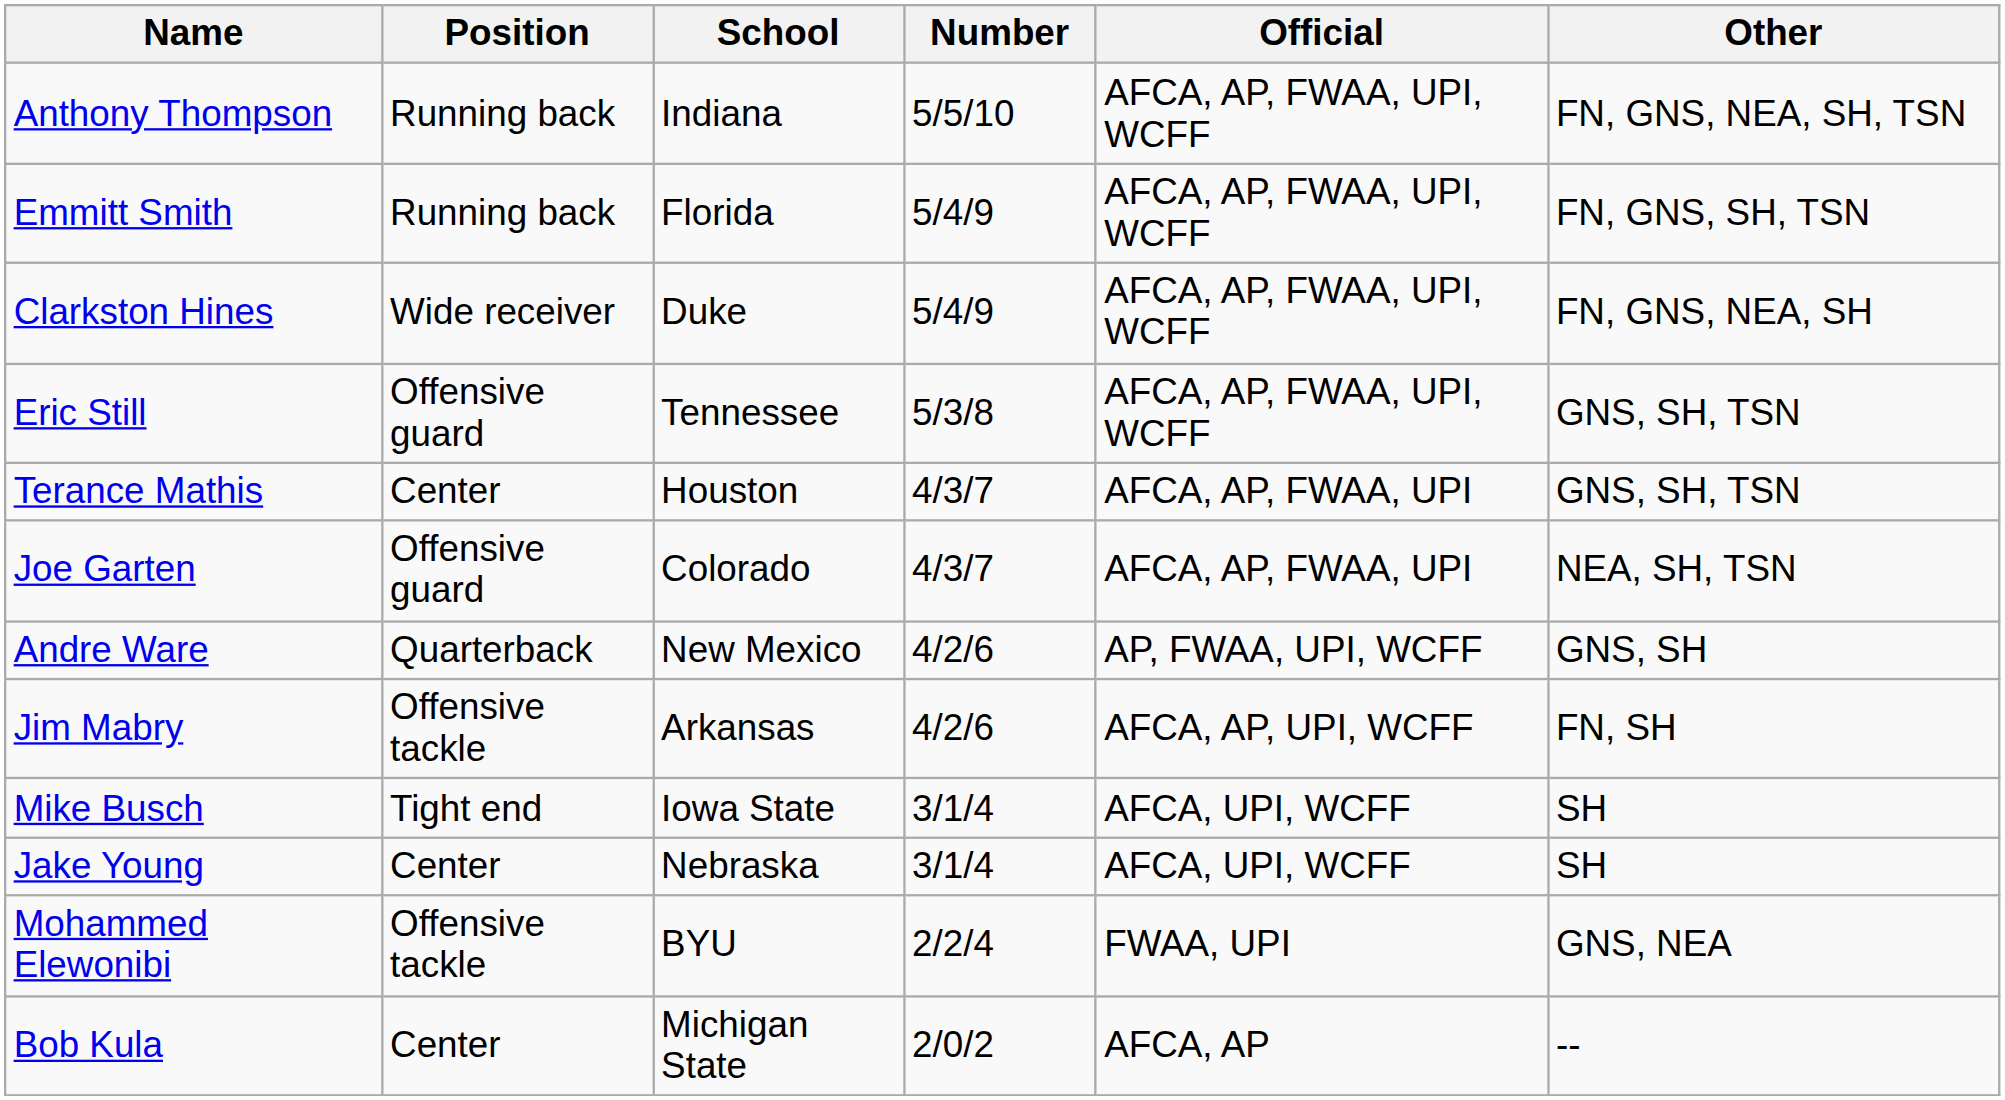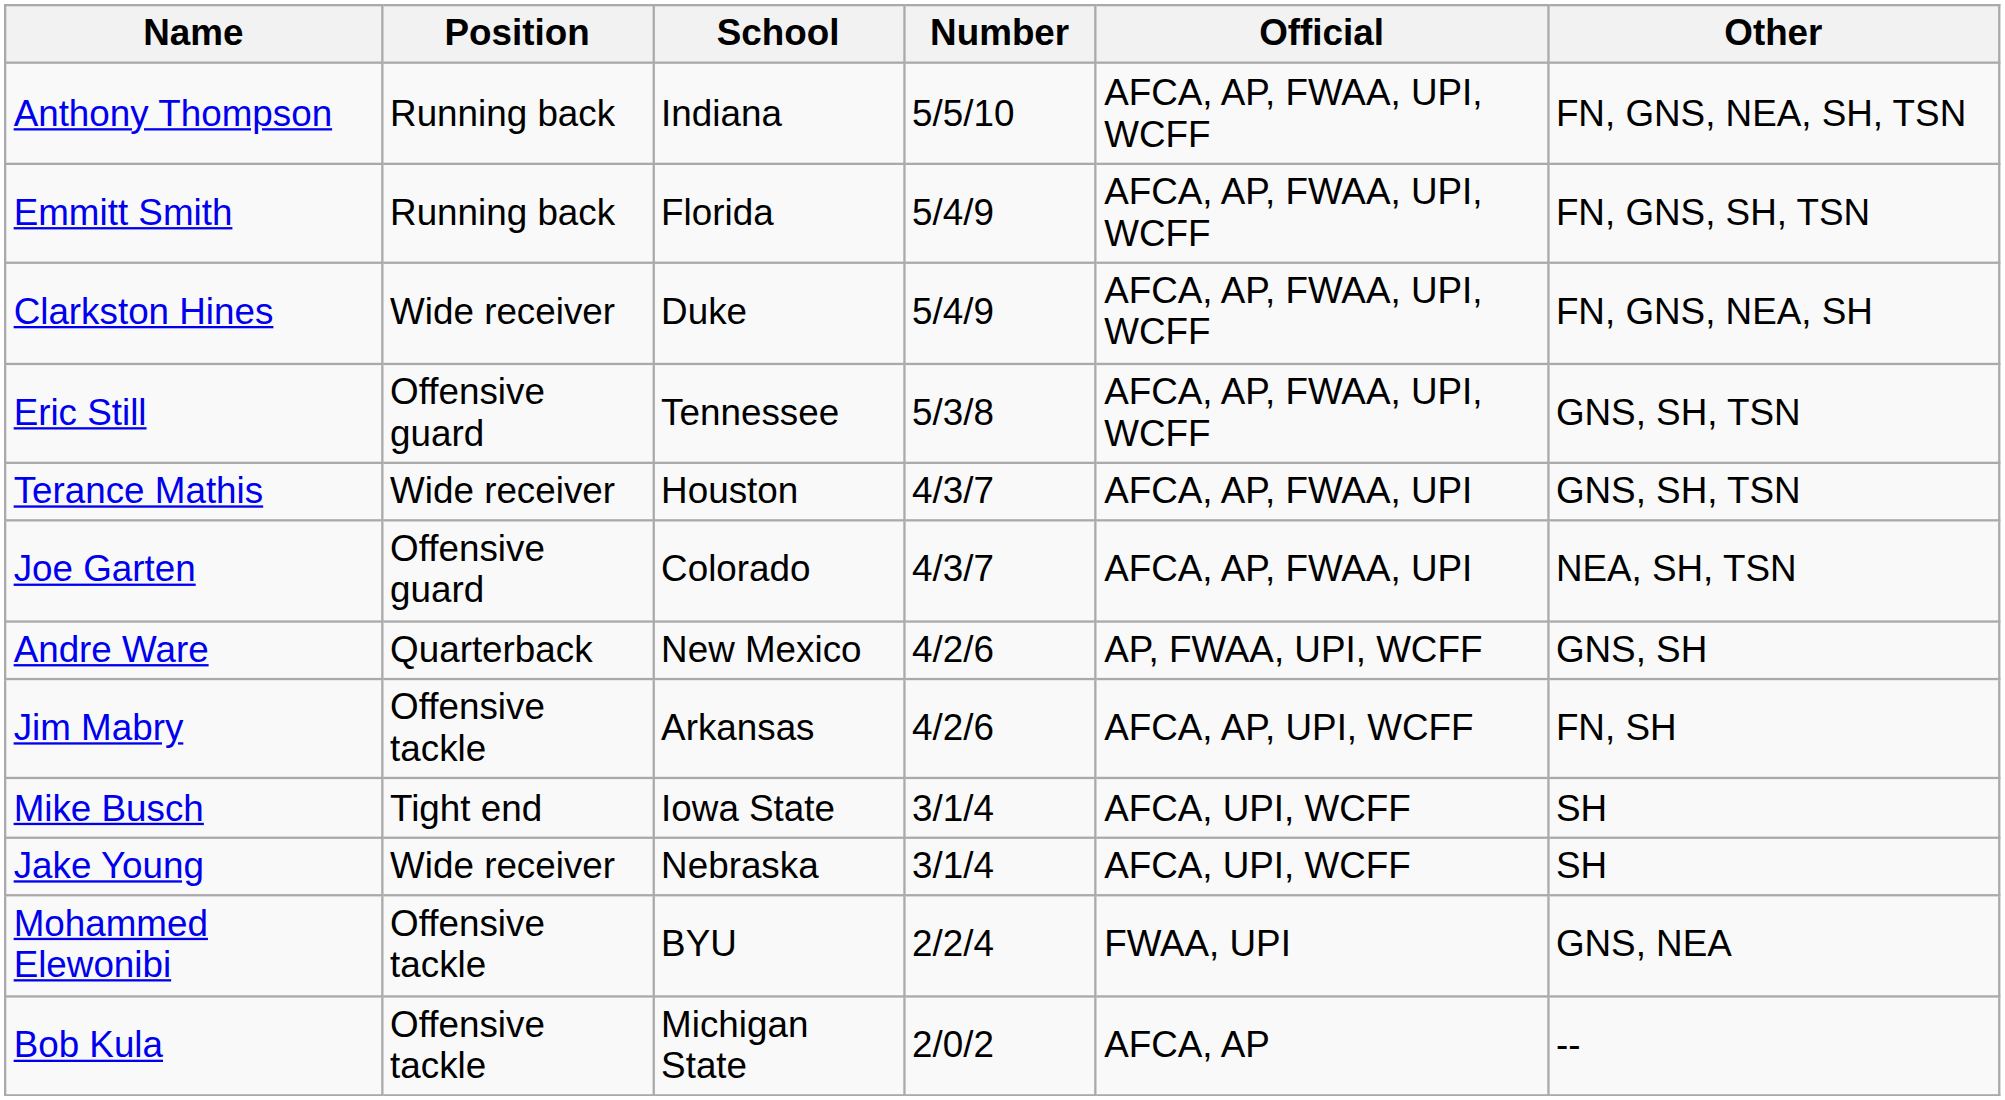(445, 491) Center -> (503, 491) Wide receiver
(445, 865) Center -> (503, 865) Wide receiver
(445, 1044) Center -> (467, 1044) Offensive tackle
